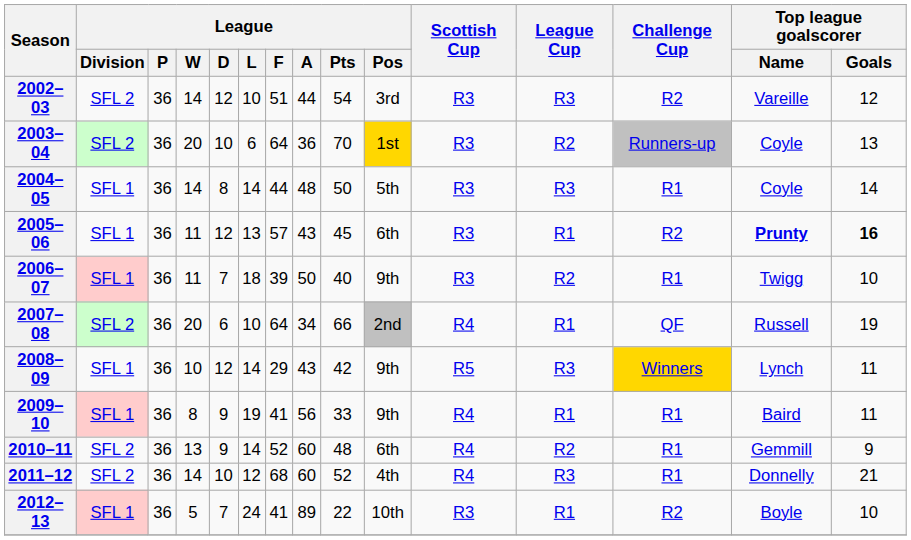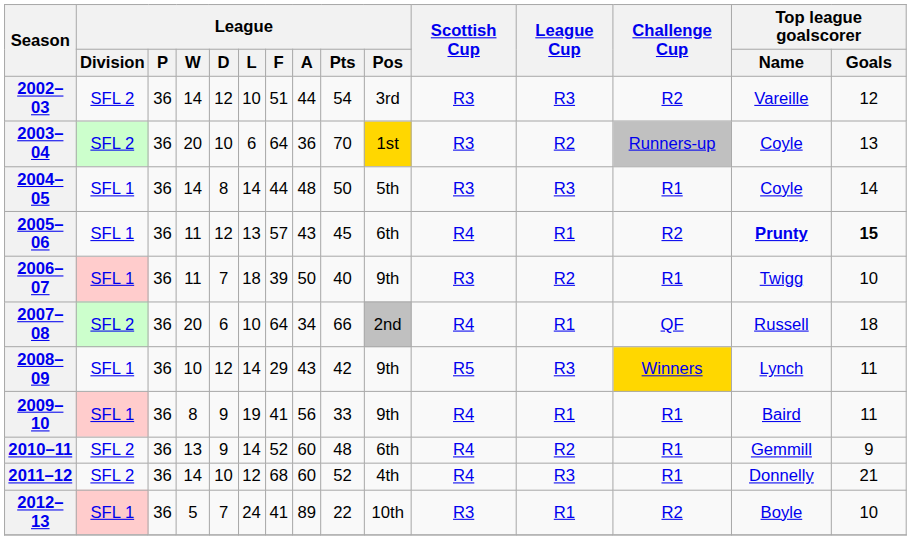(464, 233) R3 -> (464, 233) R4
(869, 233) 16 -> (869, 233) 15
(869, 324) 19 -> (869, 324) 18
